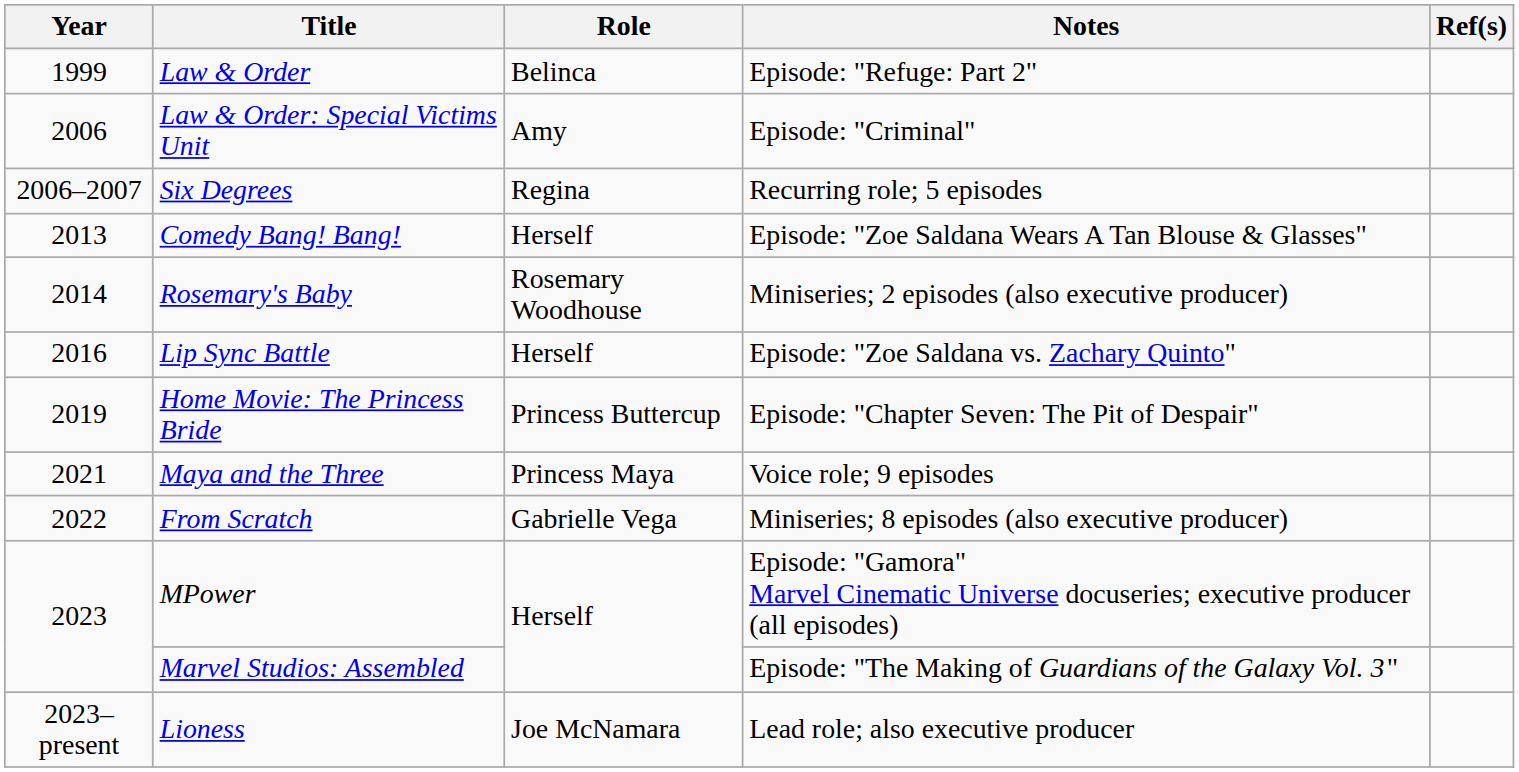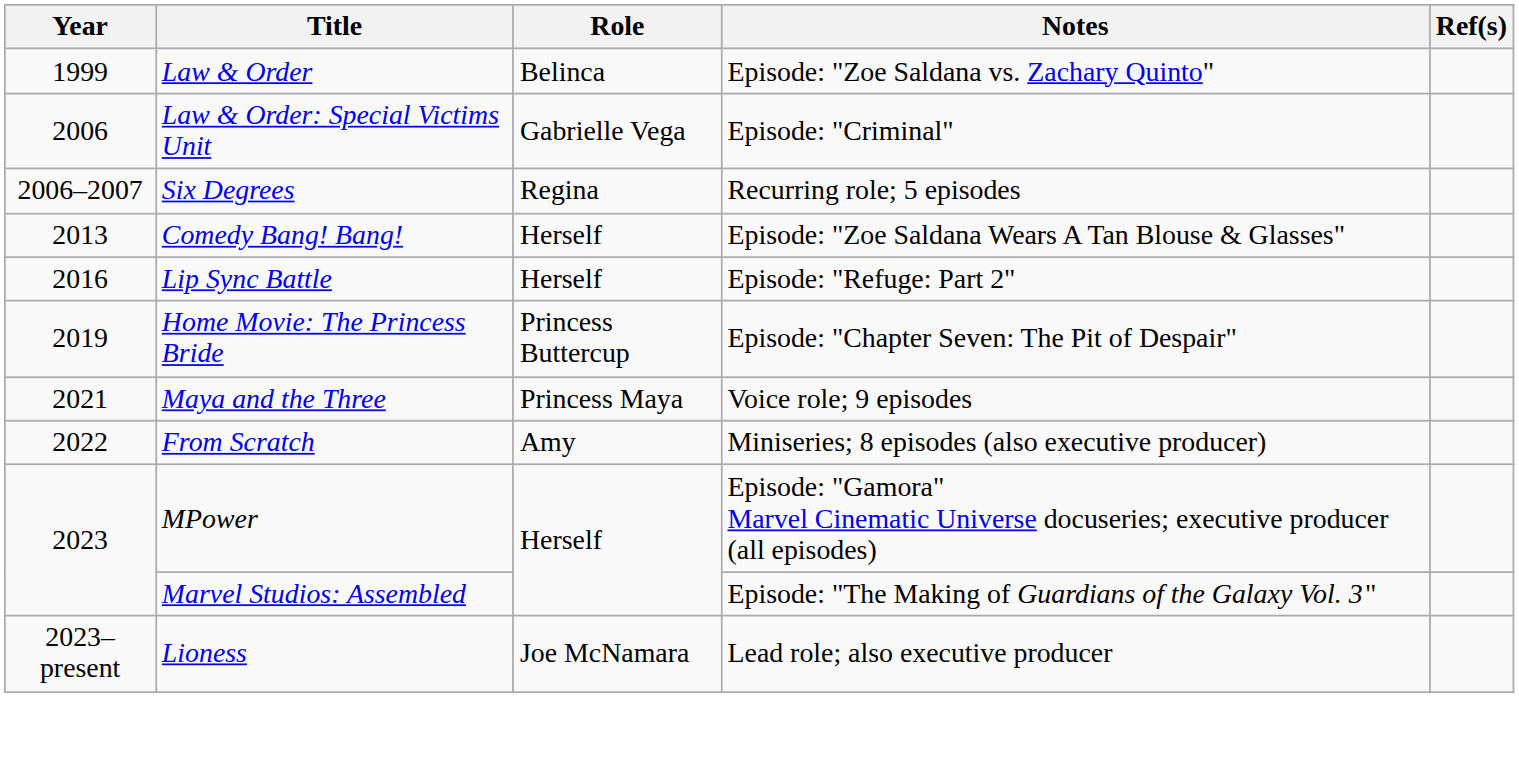(893, 70) Episode: "Refuge: Part 2" -> (971, 70) Episode: "Zoe Saldana vs. Zachary Quinto"
(539, 130) Amy -> (603, 130) Gabrielle Vega
- row: (256, 294)
(993, 354) Episode: "Zoe Saldana vs. Zachary Quinto" -> (871, 278) Episode: "Refuge: Part 2"
(594, 517) Gabrielle Vega -> (548, 442) Amy
